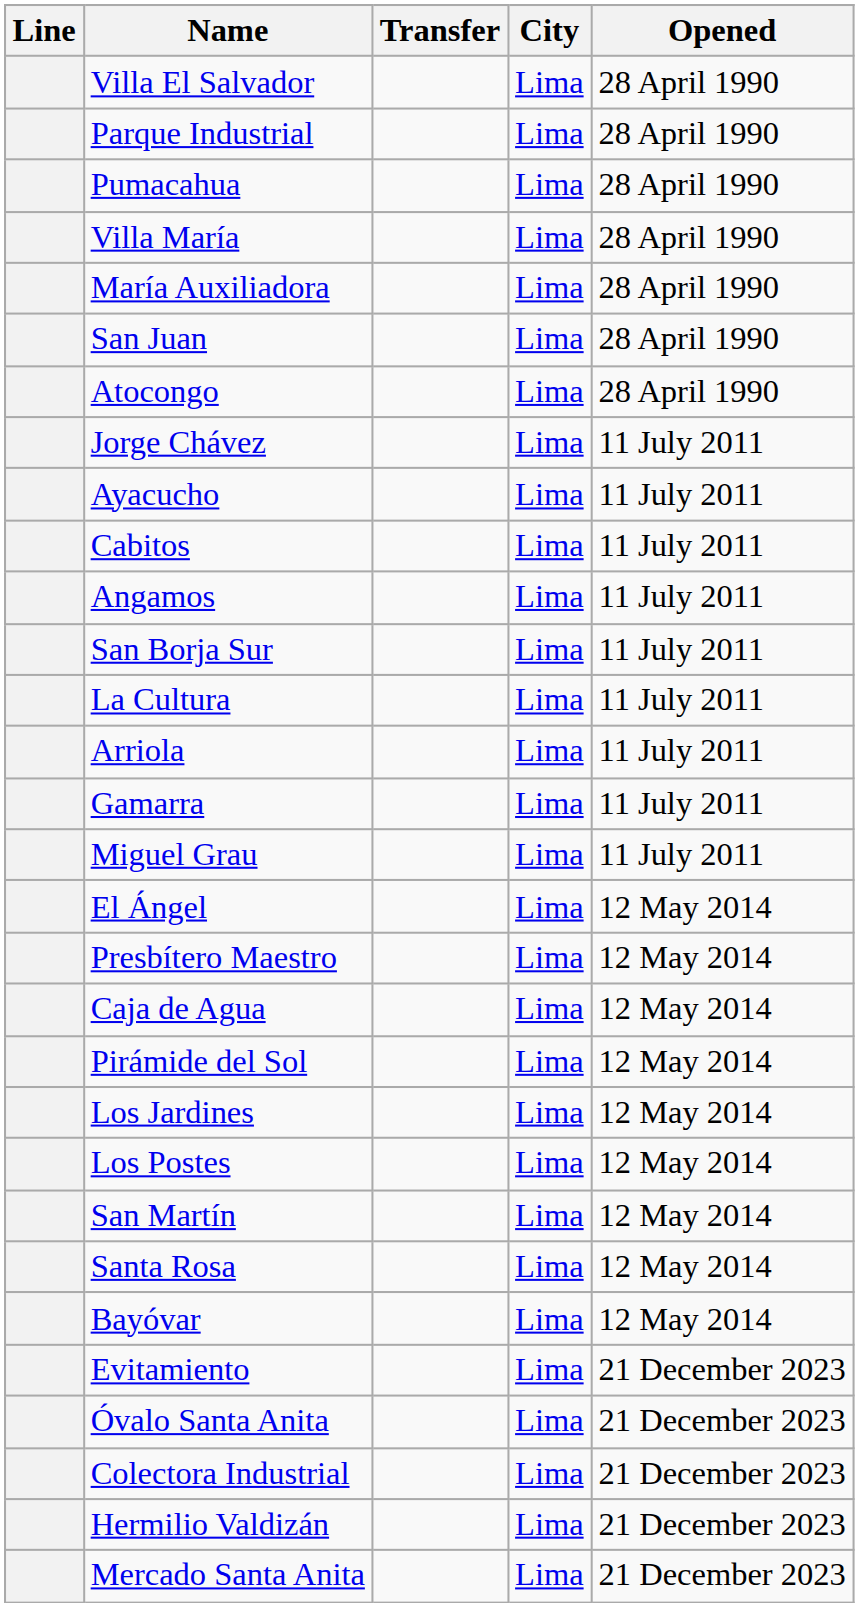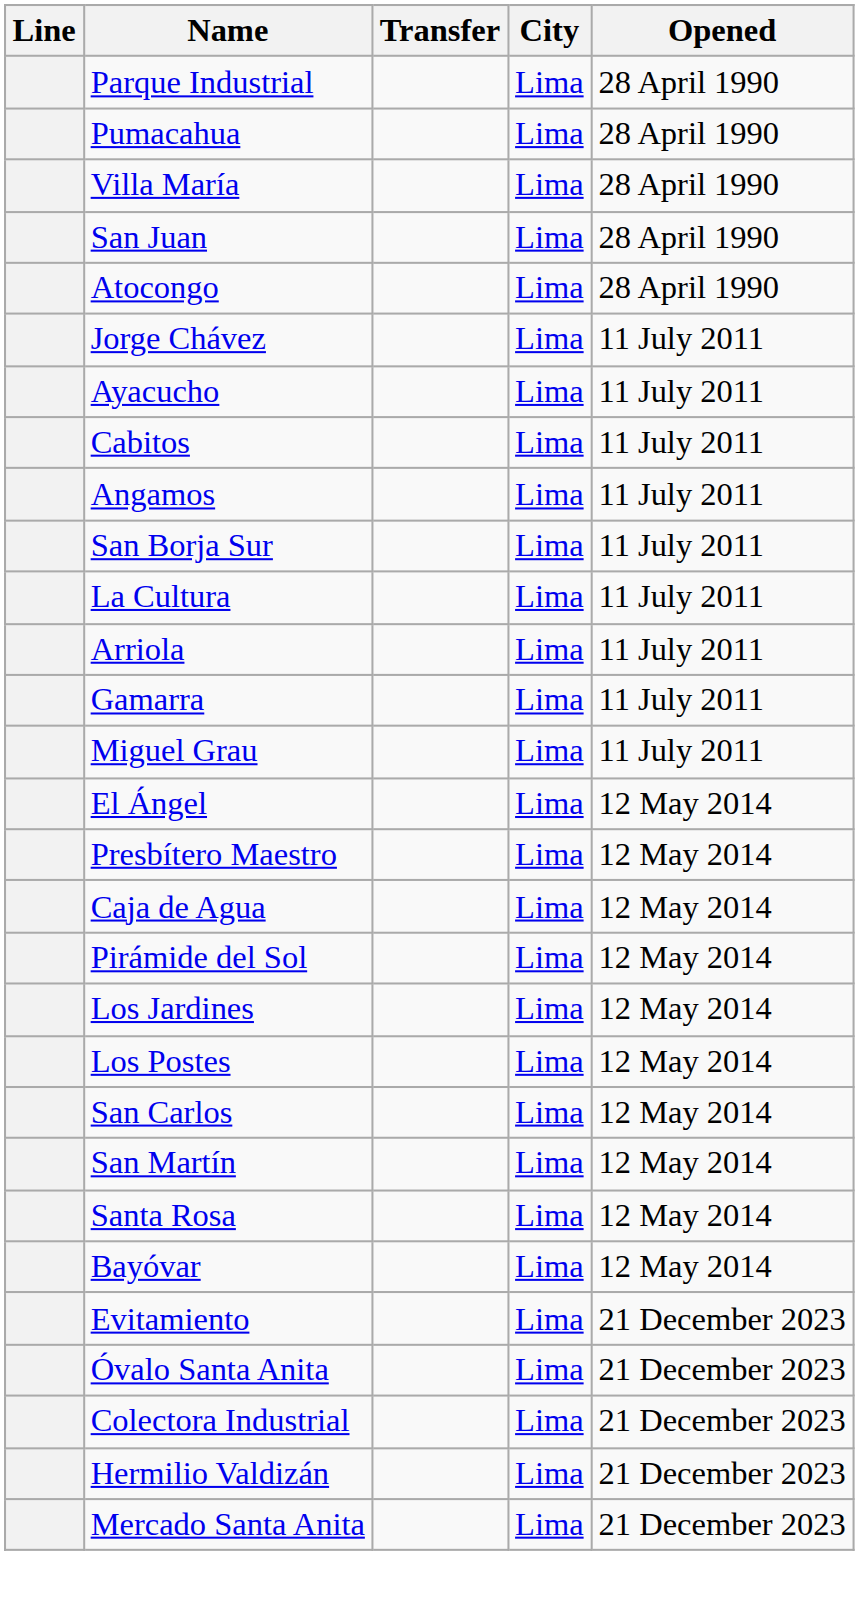- row: (202, 81)
- row: (210, 287)
+ row: (161, 1111)
